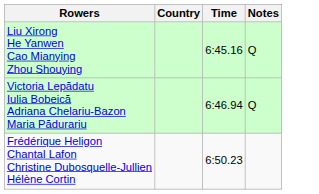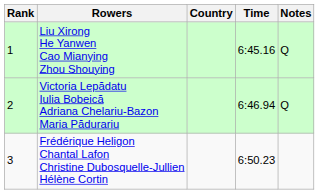+ column: (21, 13)
